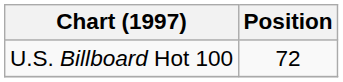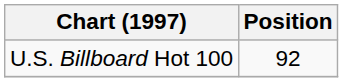(288, 58) 72 -> (288, 58) 92
